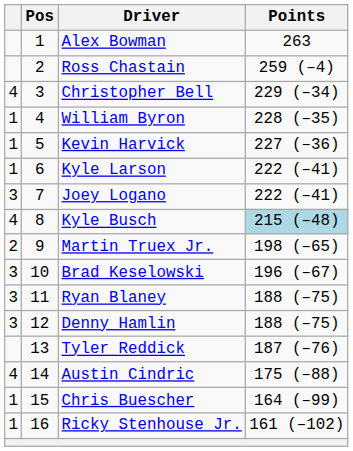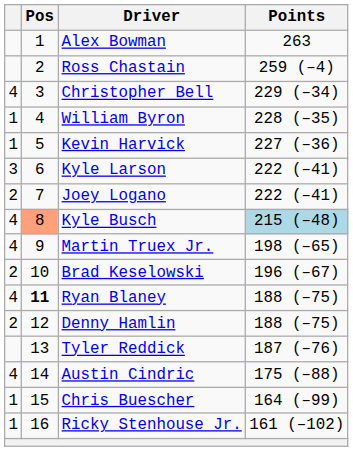(13, 171) 1 -> (13, 171) 3
(13, 196) 3 -> (13, 196) 2
(40, 222) no background -> (40, 222) lightsalmon background
(13, 247) 2 -> (13, 247) 4
(13, 273) 3 -> (13, 273) 2
(13, 298) 3 -> (13, 298) 4
(40, 298) normal -> (40, 298) bold
(13, 324) 3 -> (13, 324) 2
